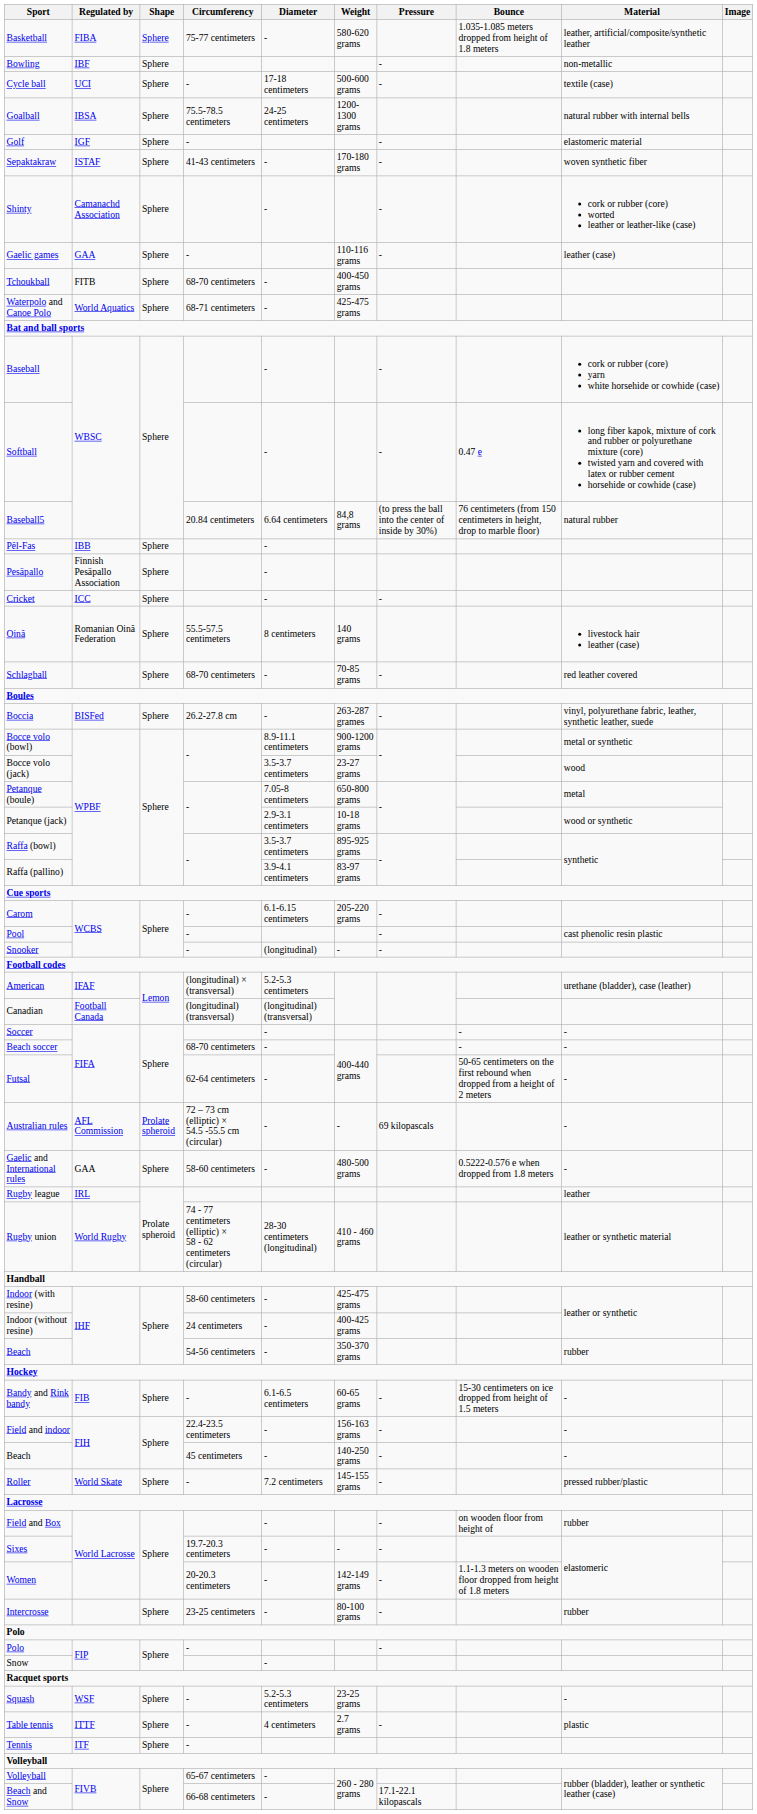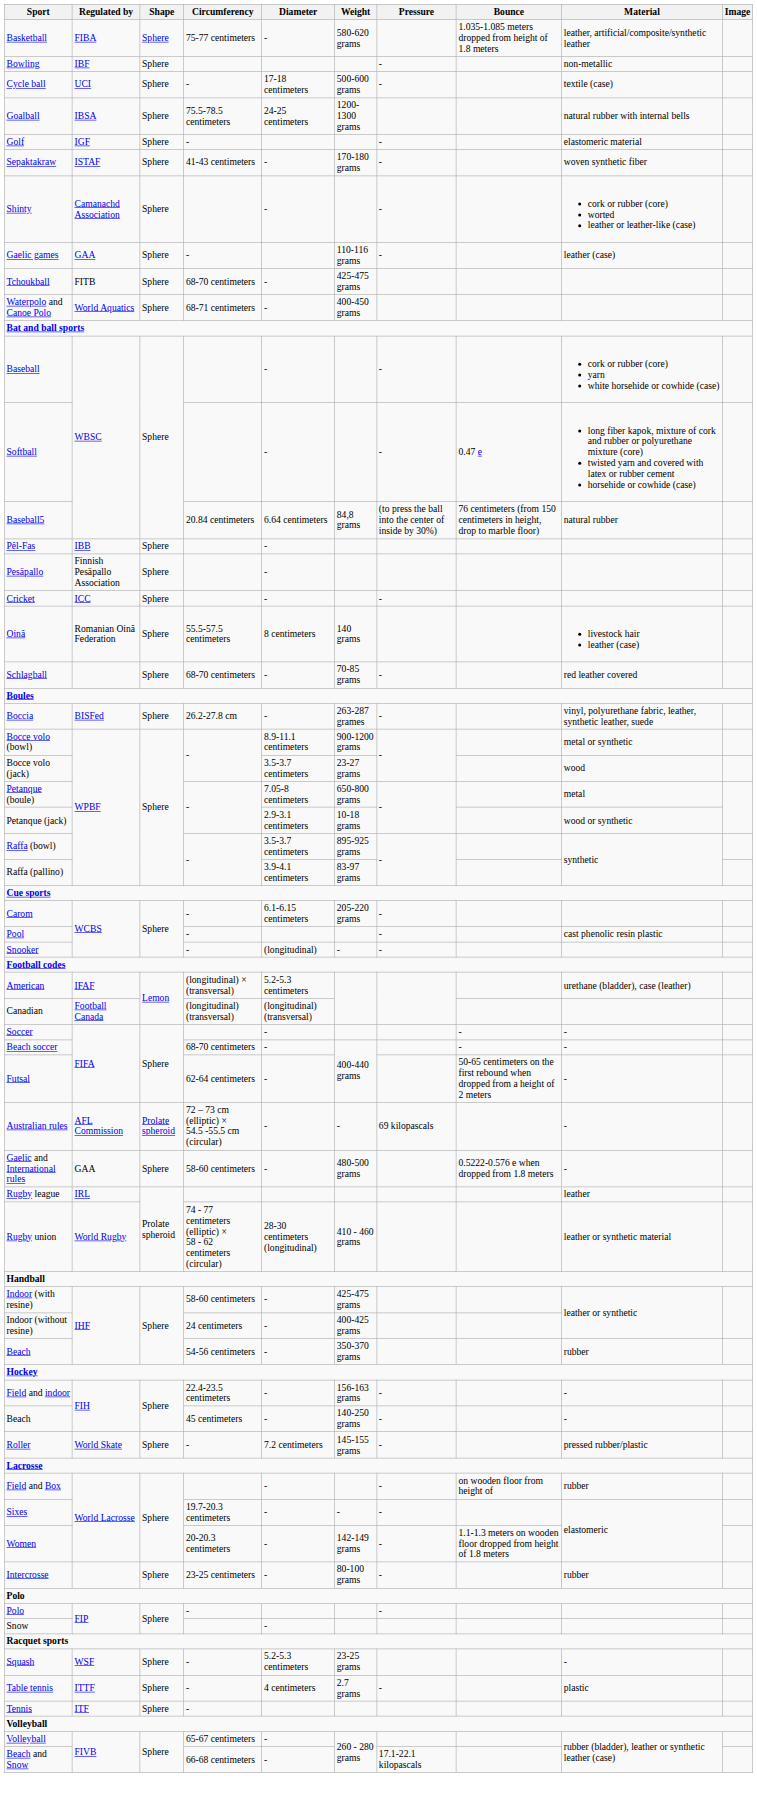(353, 281) 400-450 grams -> (353, 281) 425-475 grams
(353, 307) 425-475 grams -> (353, 307) 400-450 grams
- row: (38, 1398)
